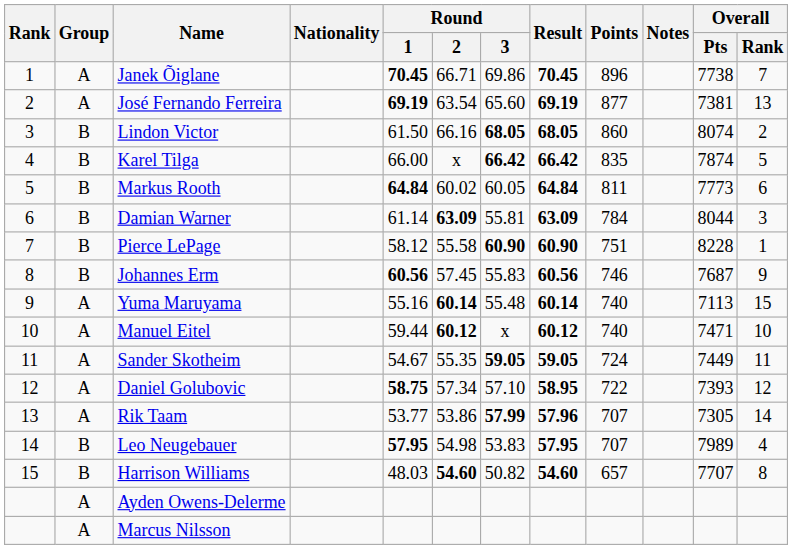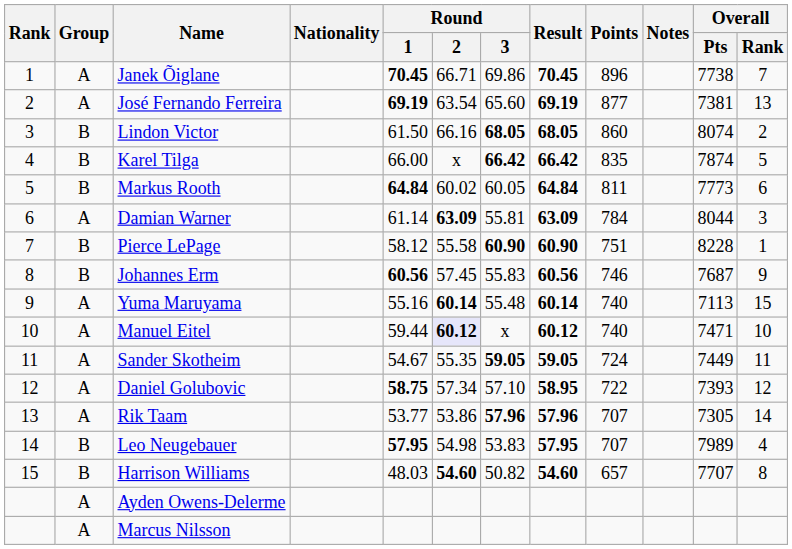(84, 217) B -> (84, 217) A
(456, 331) no background -> (456, 331) lavender background
(505, 416) 57.99 -> (505, 416) 57.96
